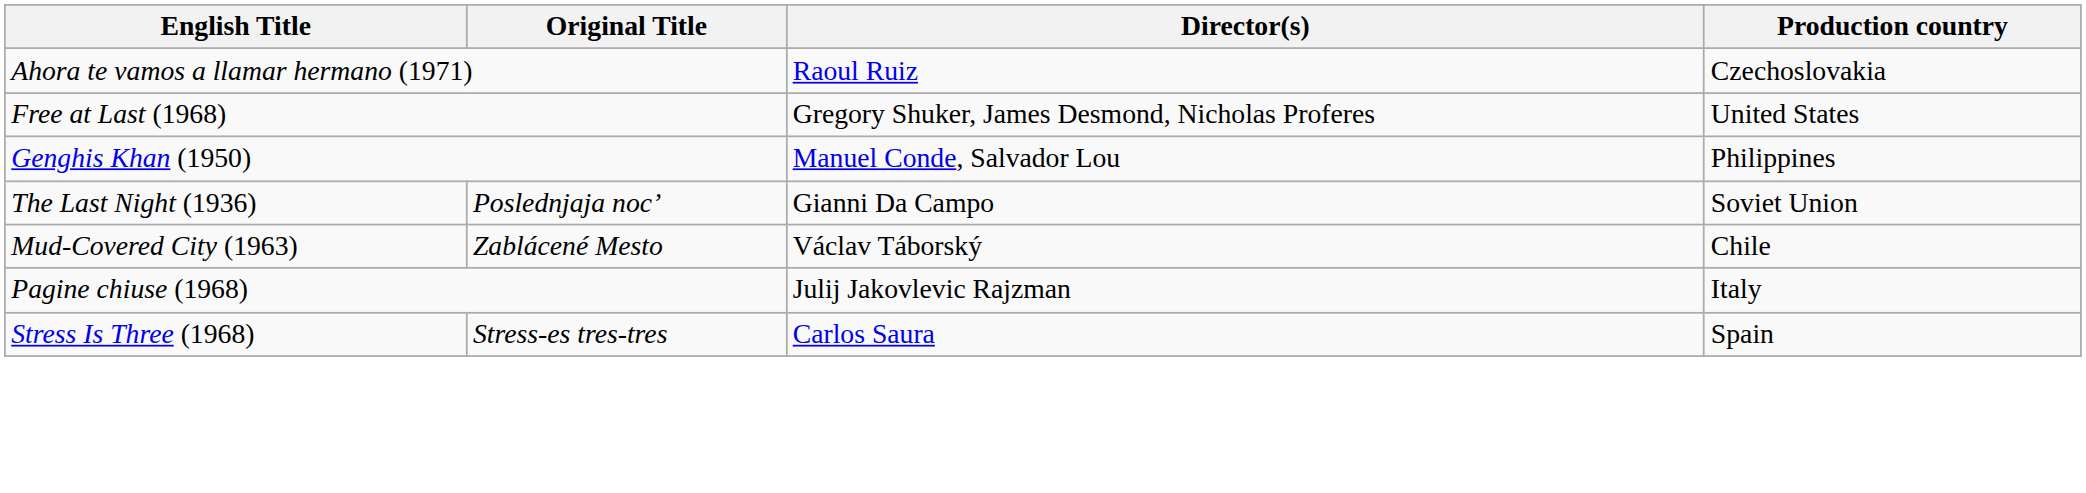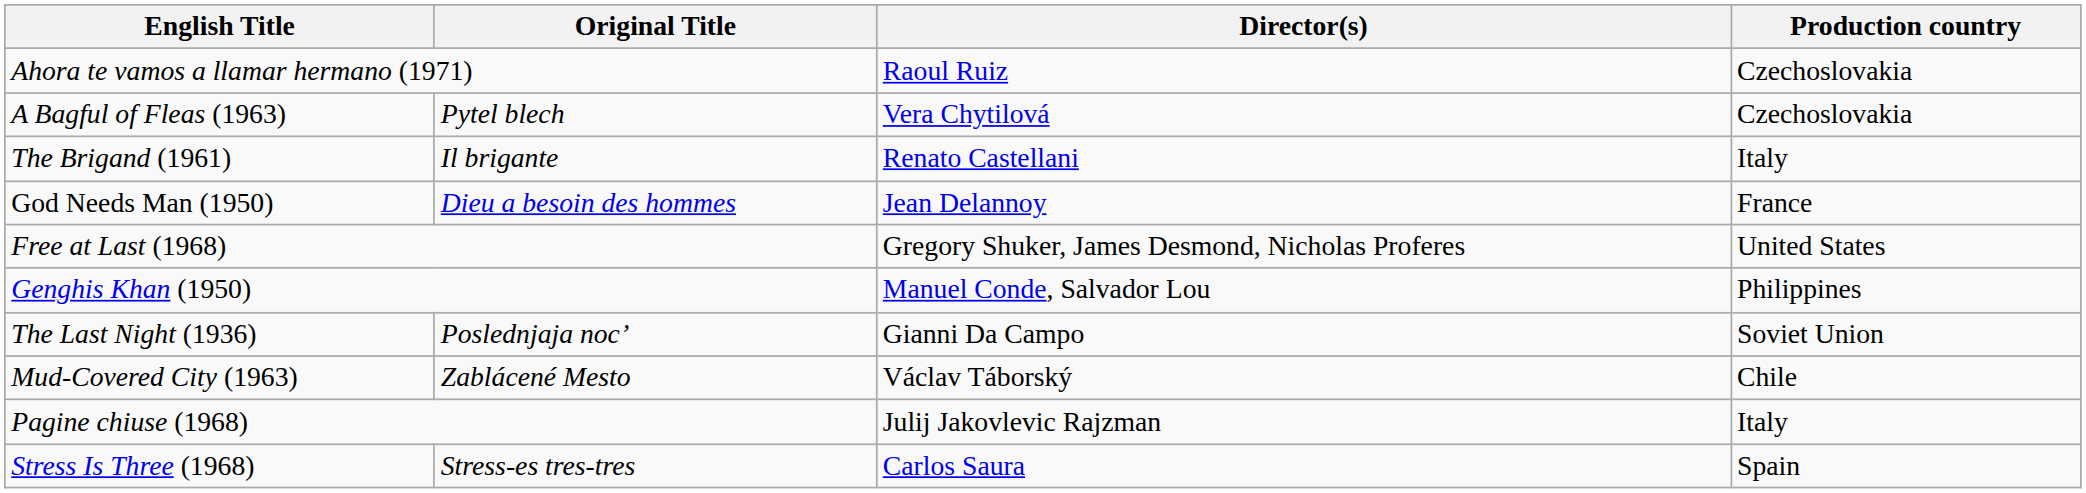+ row: (149, 114)
+ row: (121, 158)
+ row: (142, 202)
